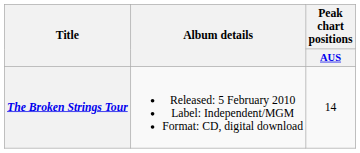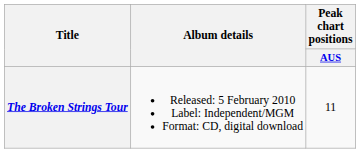(331, 107) 14 -> (331, 107) 11
